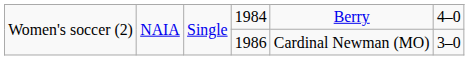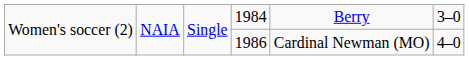(449, 17) 4–0 -> (449, 17) 3–0
(449, 42) 3–0 -> (449, 42) 4–0
